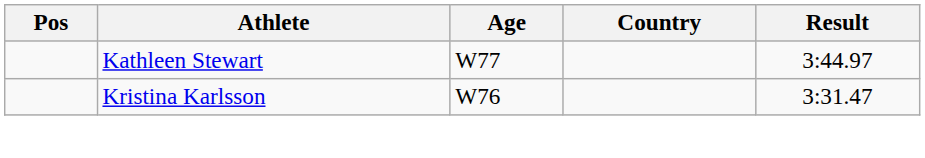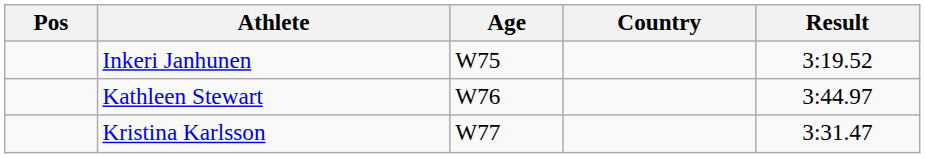+ row: (177, 59)
(478, 59) W77 -> (478, 96) W76
(478, 96) W76 -> (478, 133) W77
